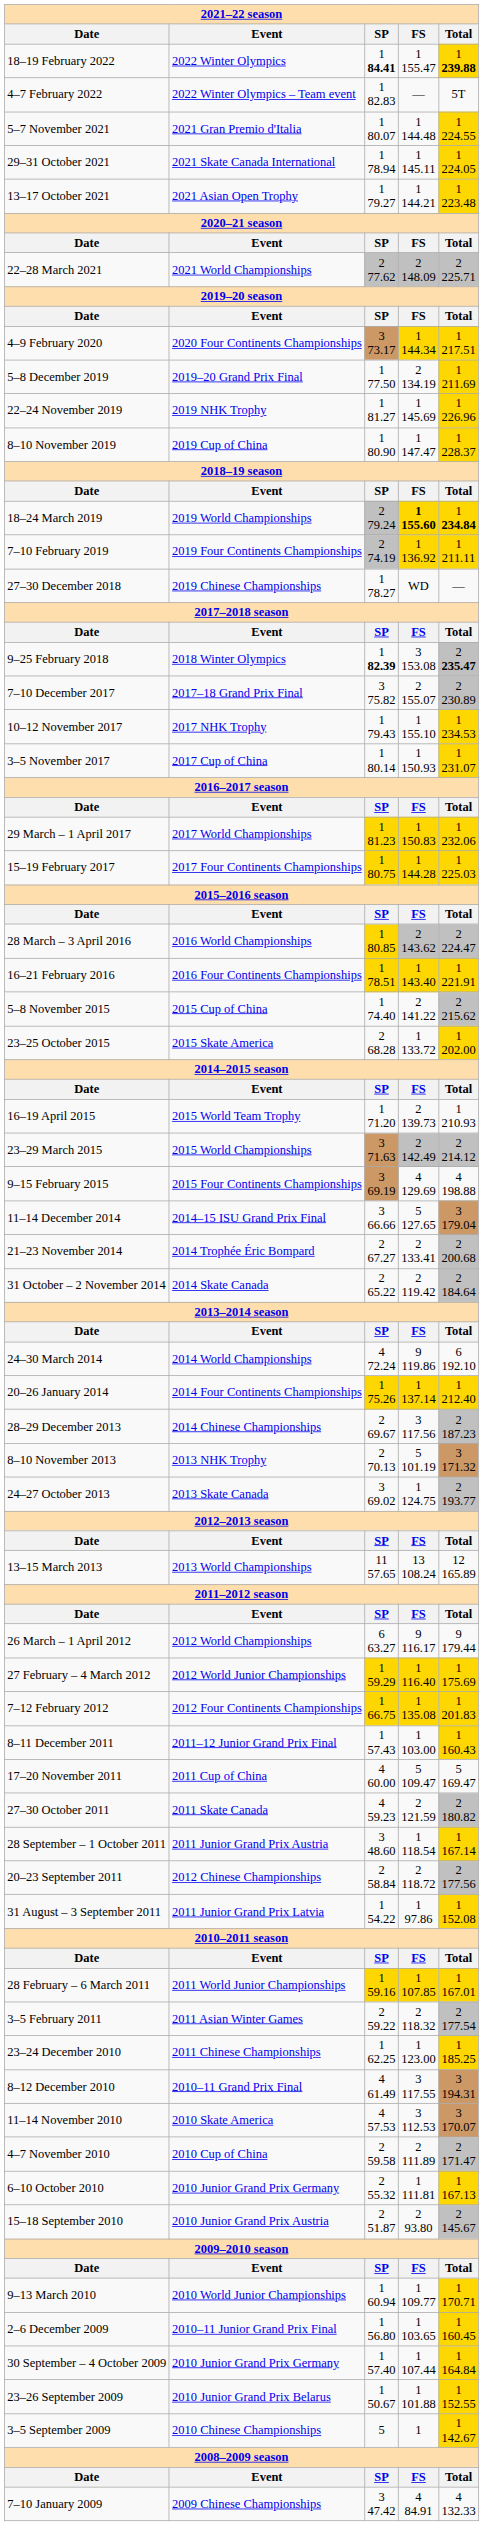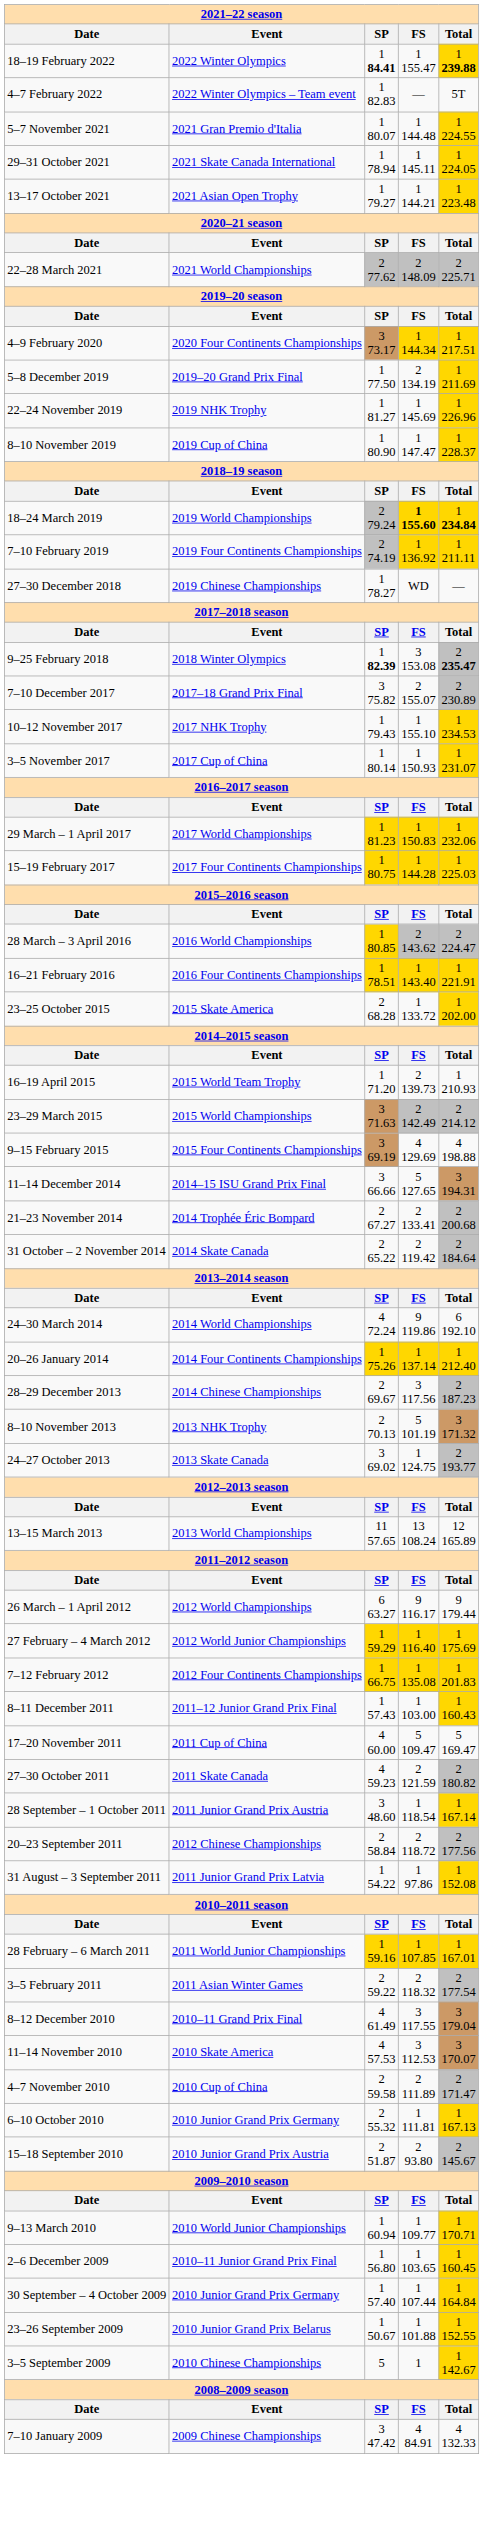- row: (59, 1008)
(459, 1217) 3 179.04 -> (459, 1183) 3 194.31
- row: (64, 2052)
(459, 2086) 3 194.31 -> (459, 2018) 3 179.04
